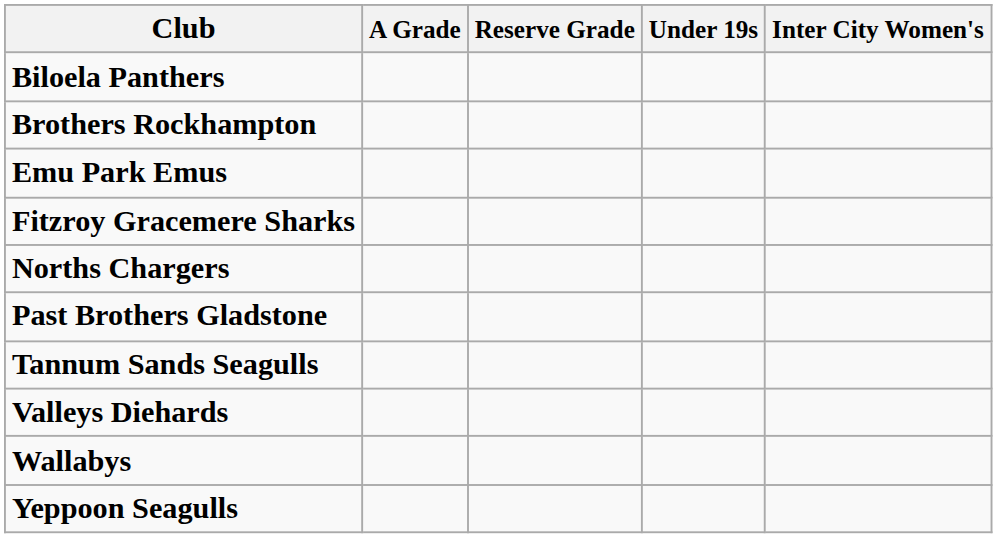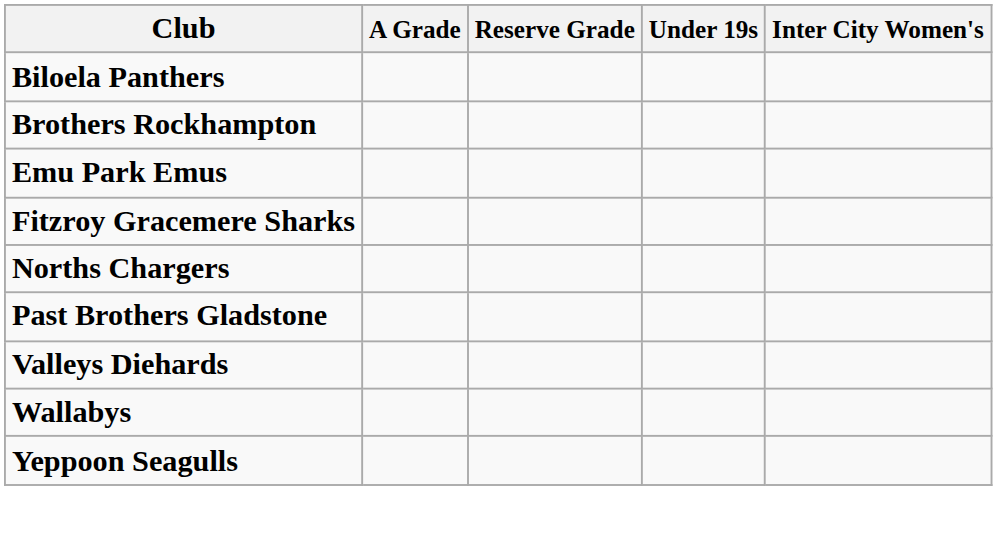- row: (165, 364)
